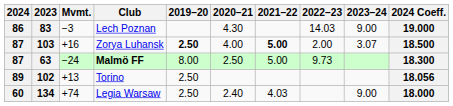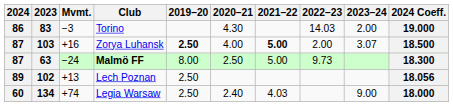(126, 28) Lech Poznan -> (110, 28) Torino
(367, 28) 9.00 -> (367, 28) 2.00
(110, 77) Torino -> (126, 77) Lech Poznan
